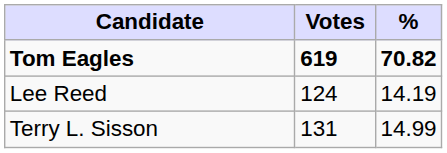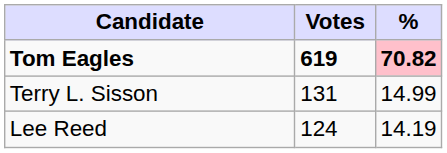(409, 57) no background -> (409, 57) pink background
rows swapped: (84, 128) <-> (58, 93)
